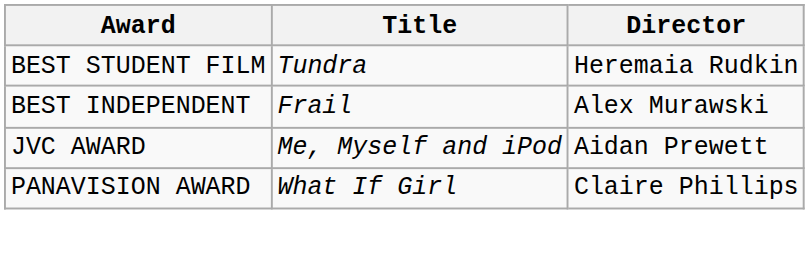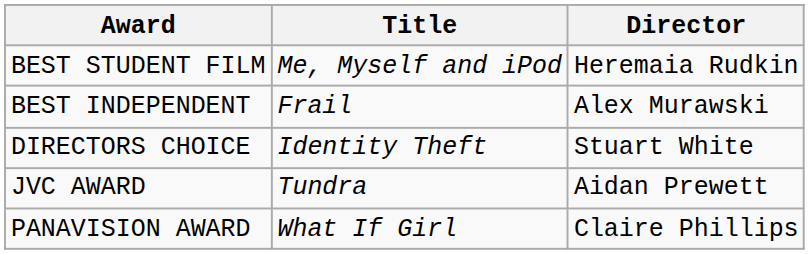(322, 66) Tundra -> (420, 66) Me, Myself and iPod
+ row: (131, 147)
(420, 147) Me, Myself and iPod -> (322, 188) Tundra
